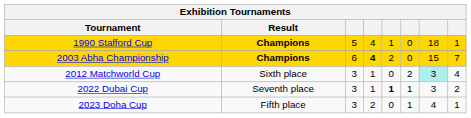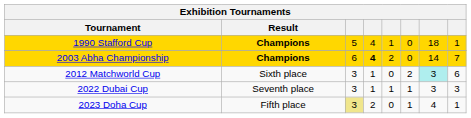(433, 58) 15 -> (433, 58) 14
(457, 74) 4 -> (457, 74) 6
(391, 89) bold -> (391, 89) normal
(457, 89) 2 -> (457, 89) 3
(354, 105) no background -> (354, 105) khaki background
